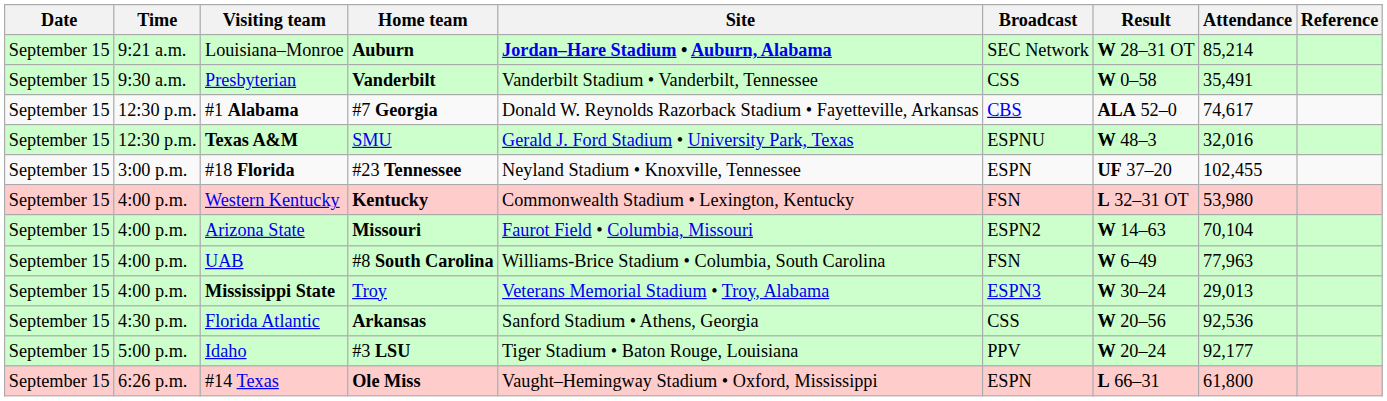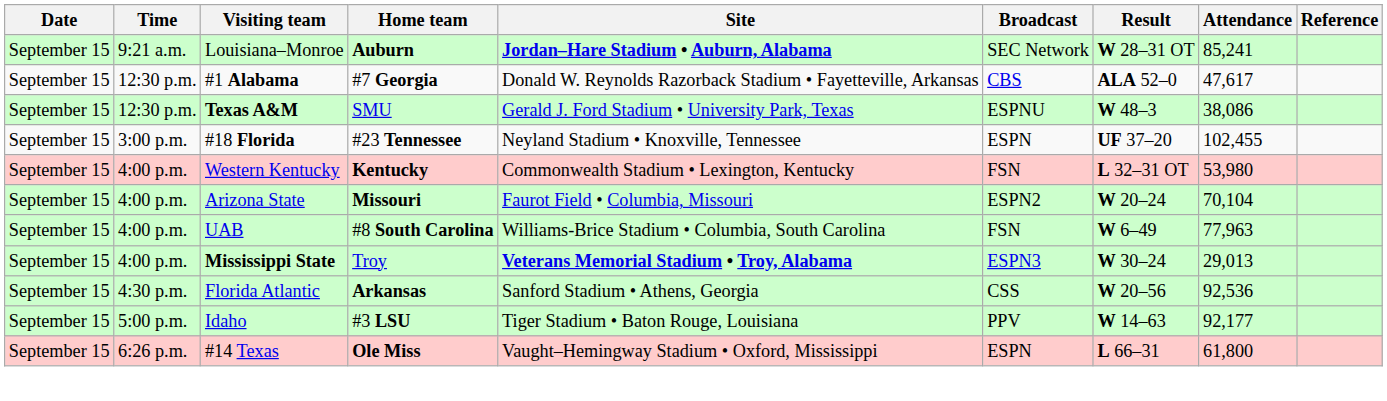(1228, 49) 85,214 -> (1228, 49) 85,241
- row: (251, 79)
(1228, 109) 74,617 -> (1228, 79) 47,617
(1228, 140) 32,016 -> (1228, 109) 38,086
(1132, 230) W 14–63 -> (1132, 200) W 20–24
(666, 290) normal -> (677, 260) bold
(1132, 350) W 20–24 -> (1132, 320) W 14–63
